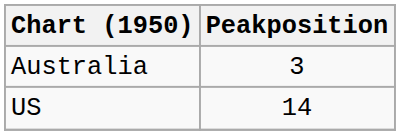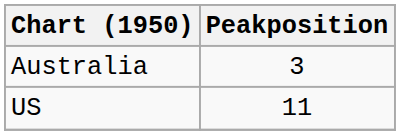(297, 108) 14 -> (297, 108) 11
